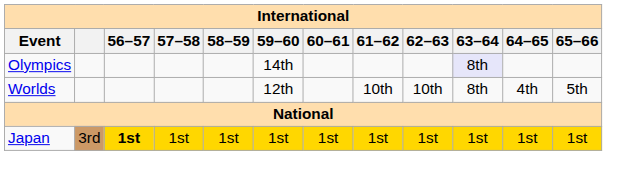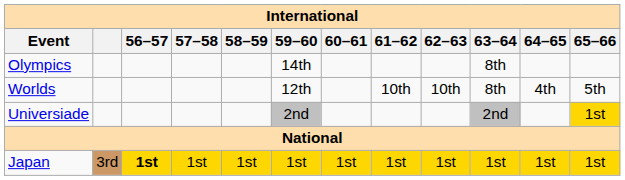(477, 65) lavender background -> (495, 65) no background
+ row: (49, 114)
